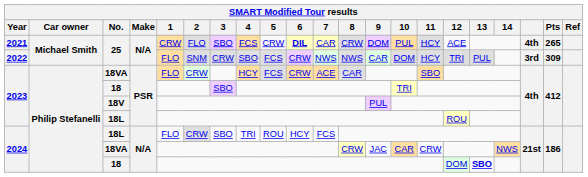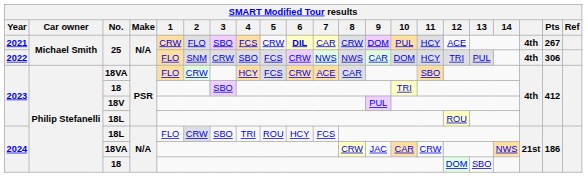(553, 42) 265 -> (553, 42) 267
(532, 58) 3rd -> (531, 58) 4th
(553, 58) 309 -> (553, 58) 306
(482, 164) bold -> (482, 164) normal
